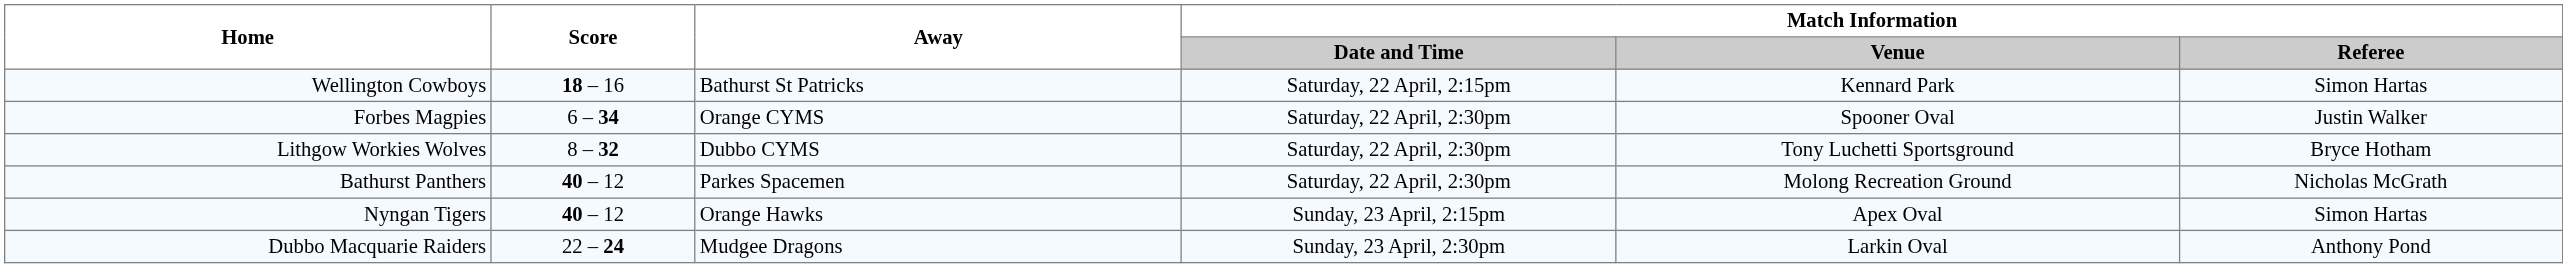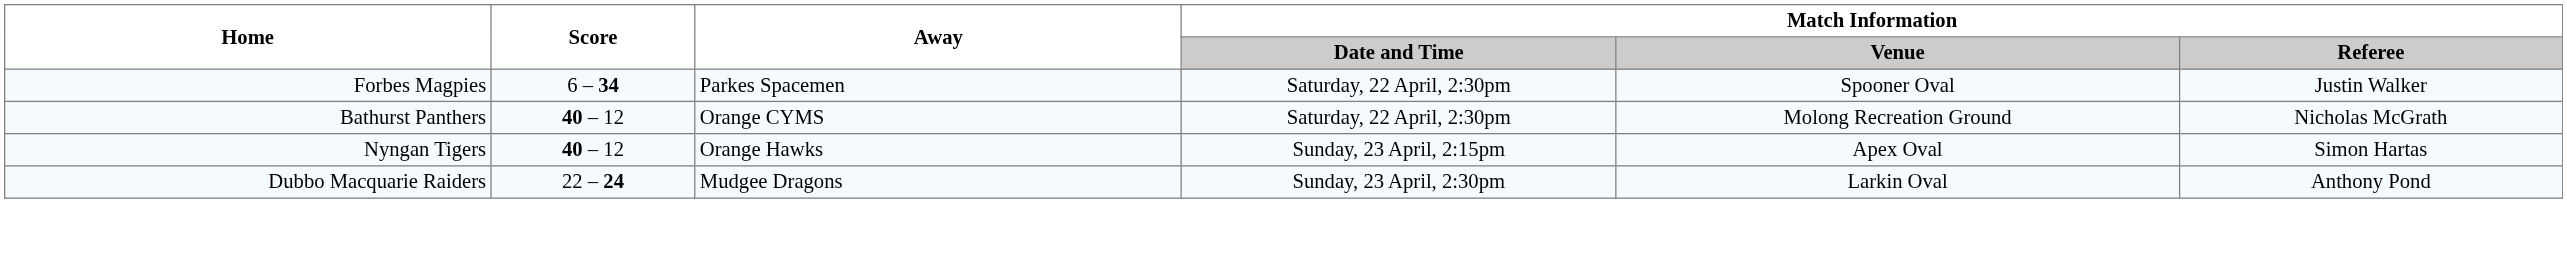- row: (399, 85)
(762, 117) Orange CYMS -> (772, 85) Parkes Spacemen
- row: (382, 149)
(772, 181) Parkes Spacemen -> (762, 117) Orange CYMS
